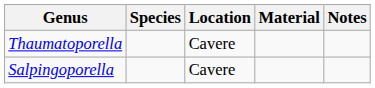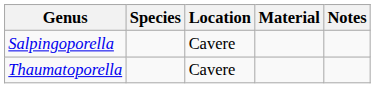rows swapped: (61, 69) <-> (65, 43)
